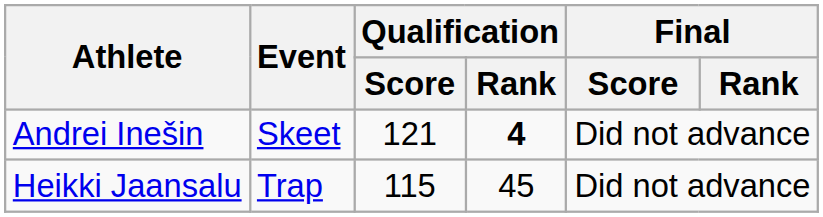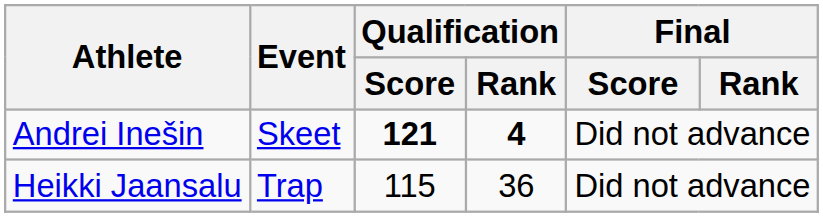(410, 135) normal -> (410, 135) bold
(516, 186) 45 -> (516, 186) 36
